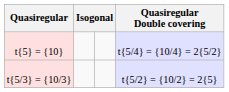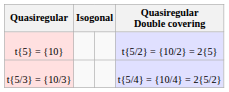(170, 51) t{5/4} = {10/4} = 2{5/2} -> (170, 51) t{5/2} = {10/2} = 2{5}
(170, 79) t{5/2} = {10/2} = 2{5} -> (170, 79) t{5/4} = {10/4} = 2{5/2}
